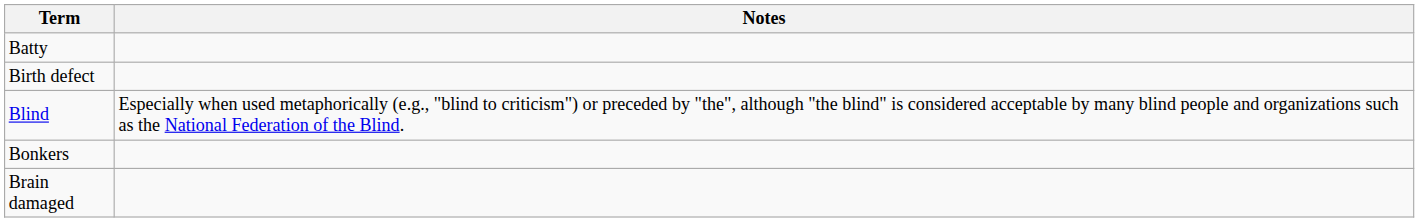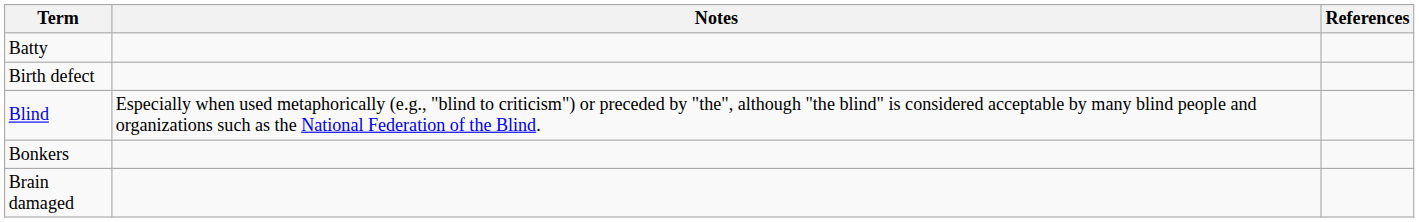+ column: (1367, 18)
